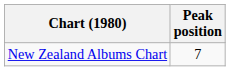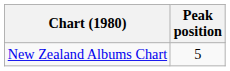(198, 54) 7 -> (198, 54) 5
